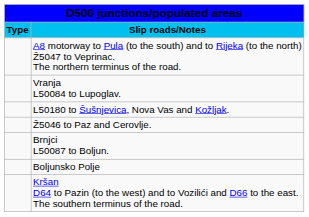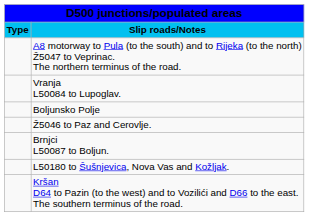rows swapped: (66, 166) <-> (131, 109)
